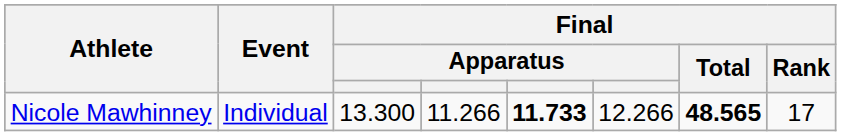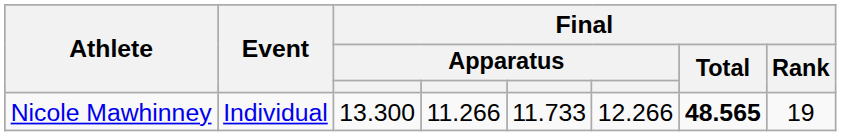(549, 112) bold -> (549, 112) normal
(801, 112) 17 -> (801, 112) 19
